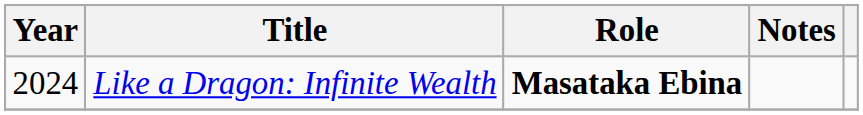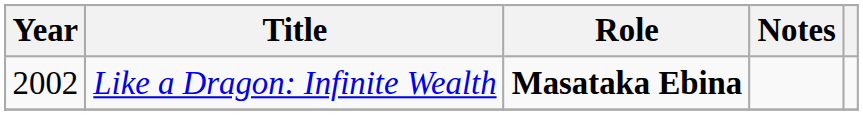(45, 82) 2024 -> (45, 82) 2002
